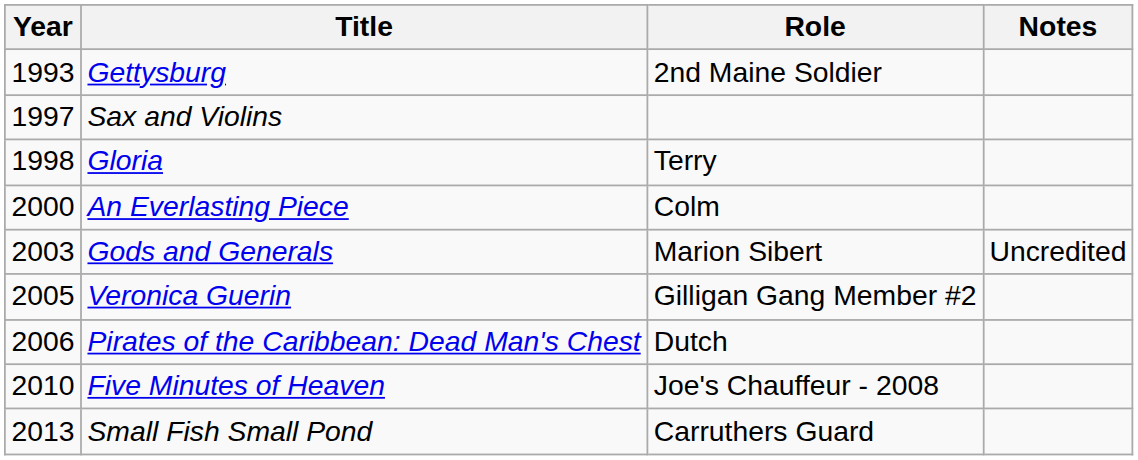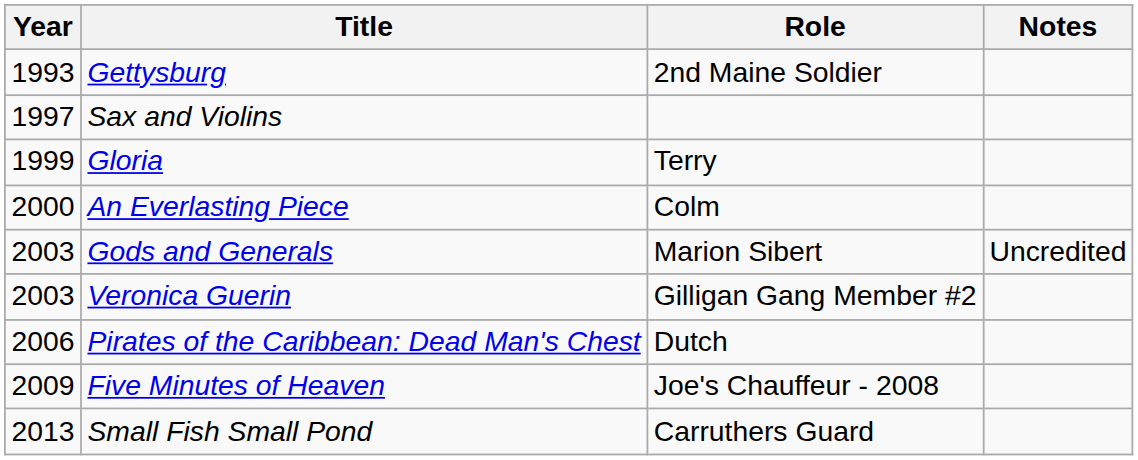(43, 161) 1998 -> (43, 161) 1999
(43, 296) 2005 -> (43, 296) 2003
(43, 386) 2010 -> (43, 386) 2009
